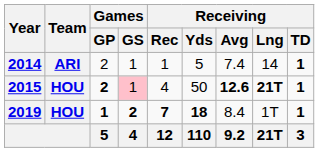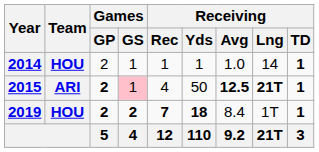(67, 64) ARI -> (67, 64) HOU
(199, 64) 5 -> (199, 64) 1
(234, 64) 7.4 -> (234, 64) 1.0
(67, 87) HOU -> (67, 87) ARI
(234, 87) 12.6 -> (234, 87) 12.5
(104, 111) 1 -> (104, 111) 2
